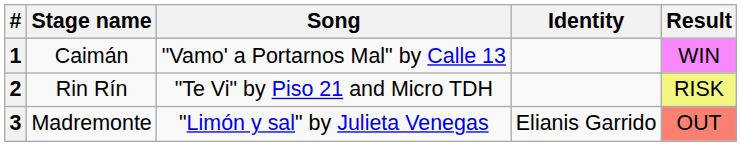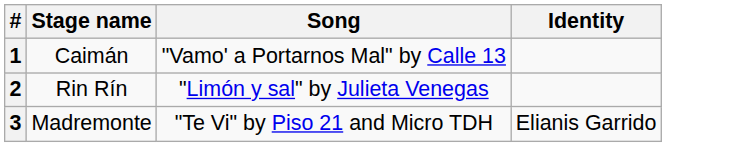- column: (699, 21)
(334, 89) "Te Vi" by Piso 21 and Micro TDH -> (334, 89) "Limón y sal" by Julieta Venegas
(334, 123) "Limón y sal" by Julieta Venegas -> (334, 123) "Te Vi" by Piso 21 and Micro TDH
